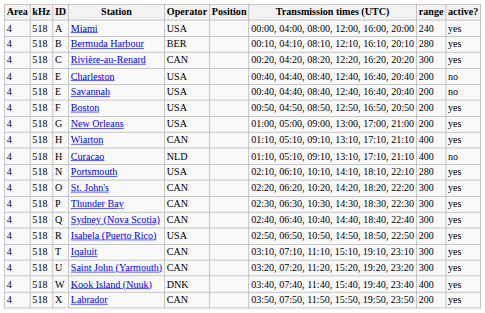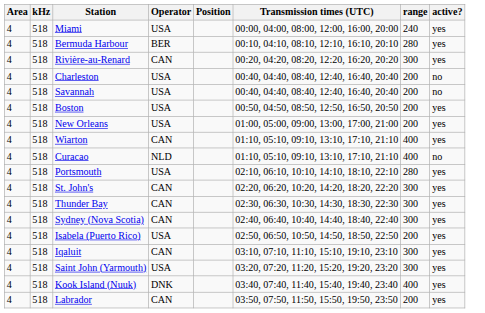- column: (61, 12)
(177, 268) CAN -> (161, 268) USA
